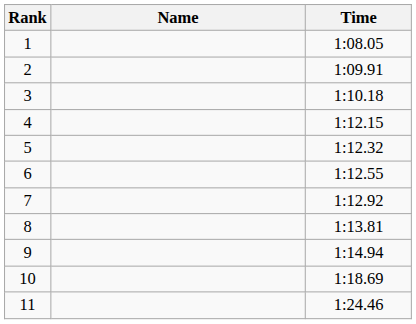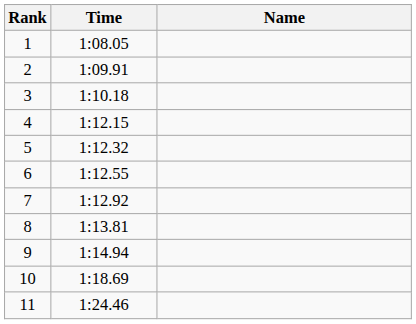columns swapped: (178, 17) <-> (359, 17)
